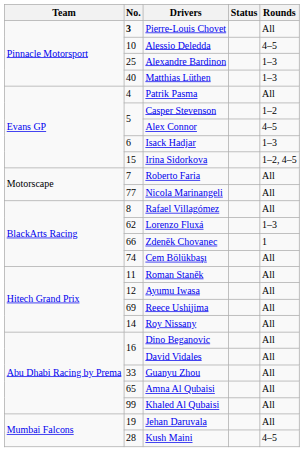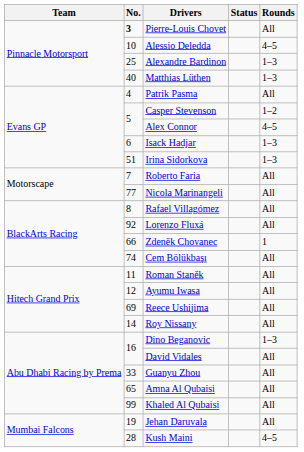(131, 159) 15 -> (131, 159) 51
(279, 159) 1–2, 4–5 -> (269, 159) 1–3
(131, 225) 62 -> (131, 225) 92
(269, 225) 1–3 -> (268, 225) All
(268, 339) All -> (269, 339) 1–3
